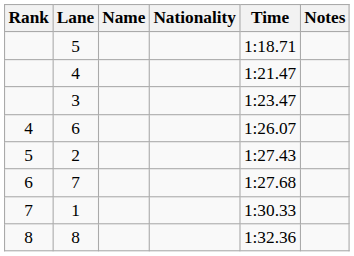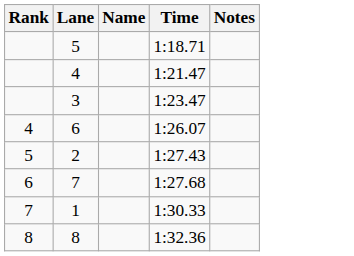- column: (195, 18)
